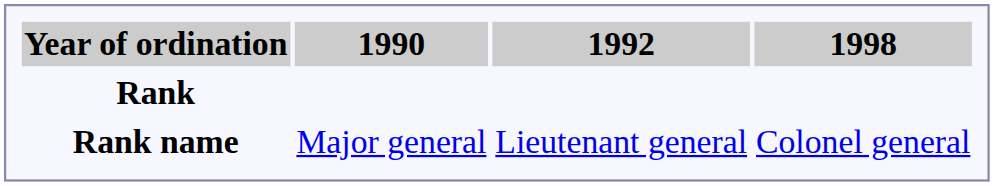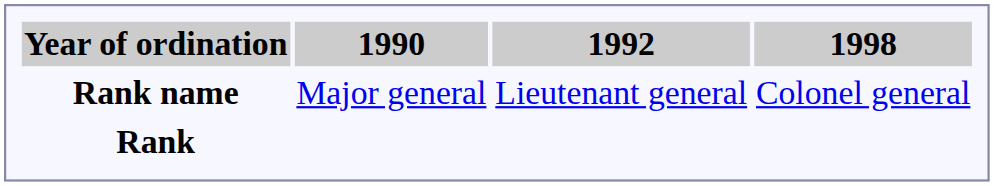rows swapped: (156, 92) <-> (156, 141)
